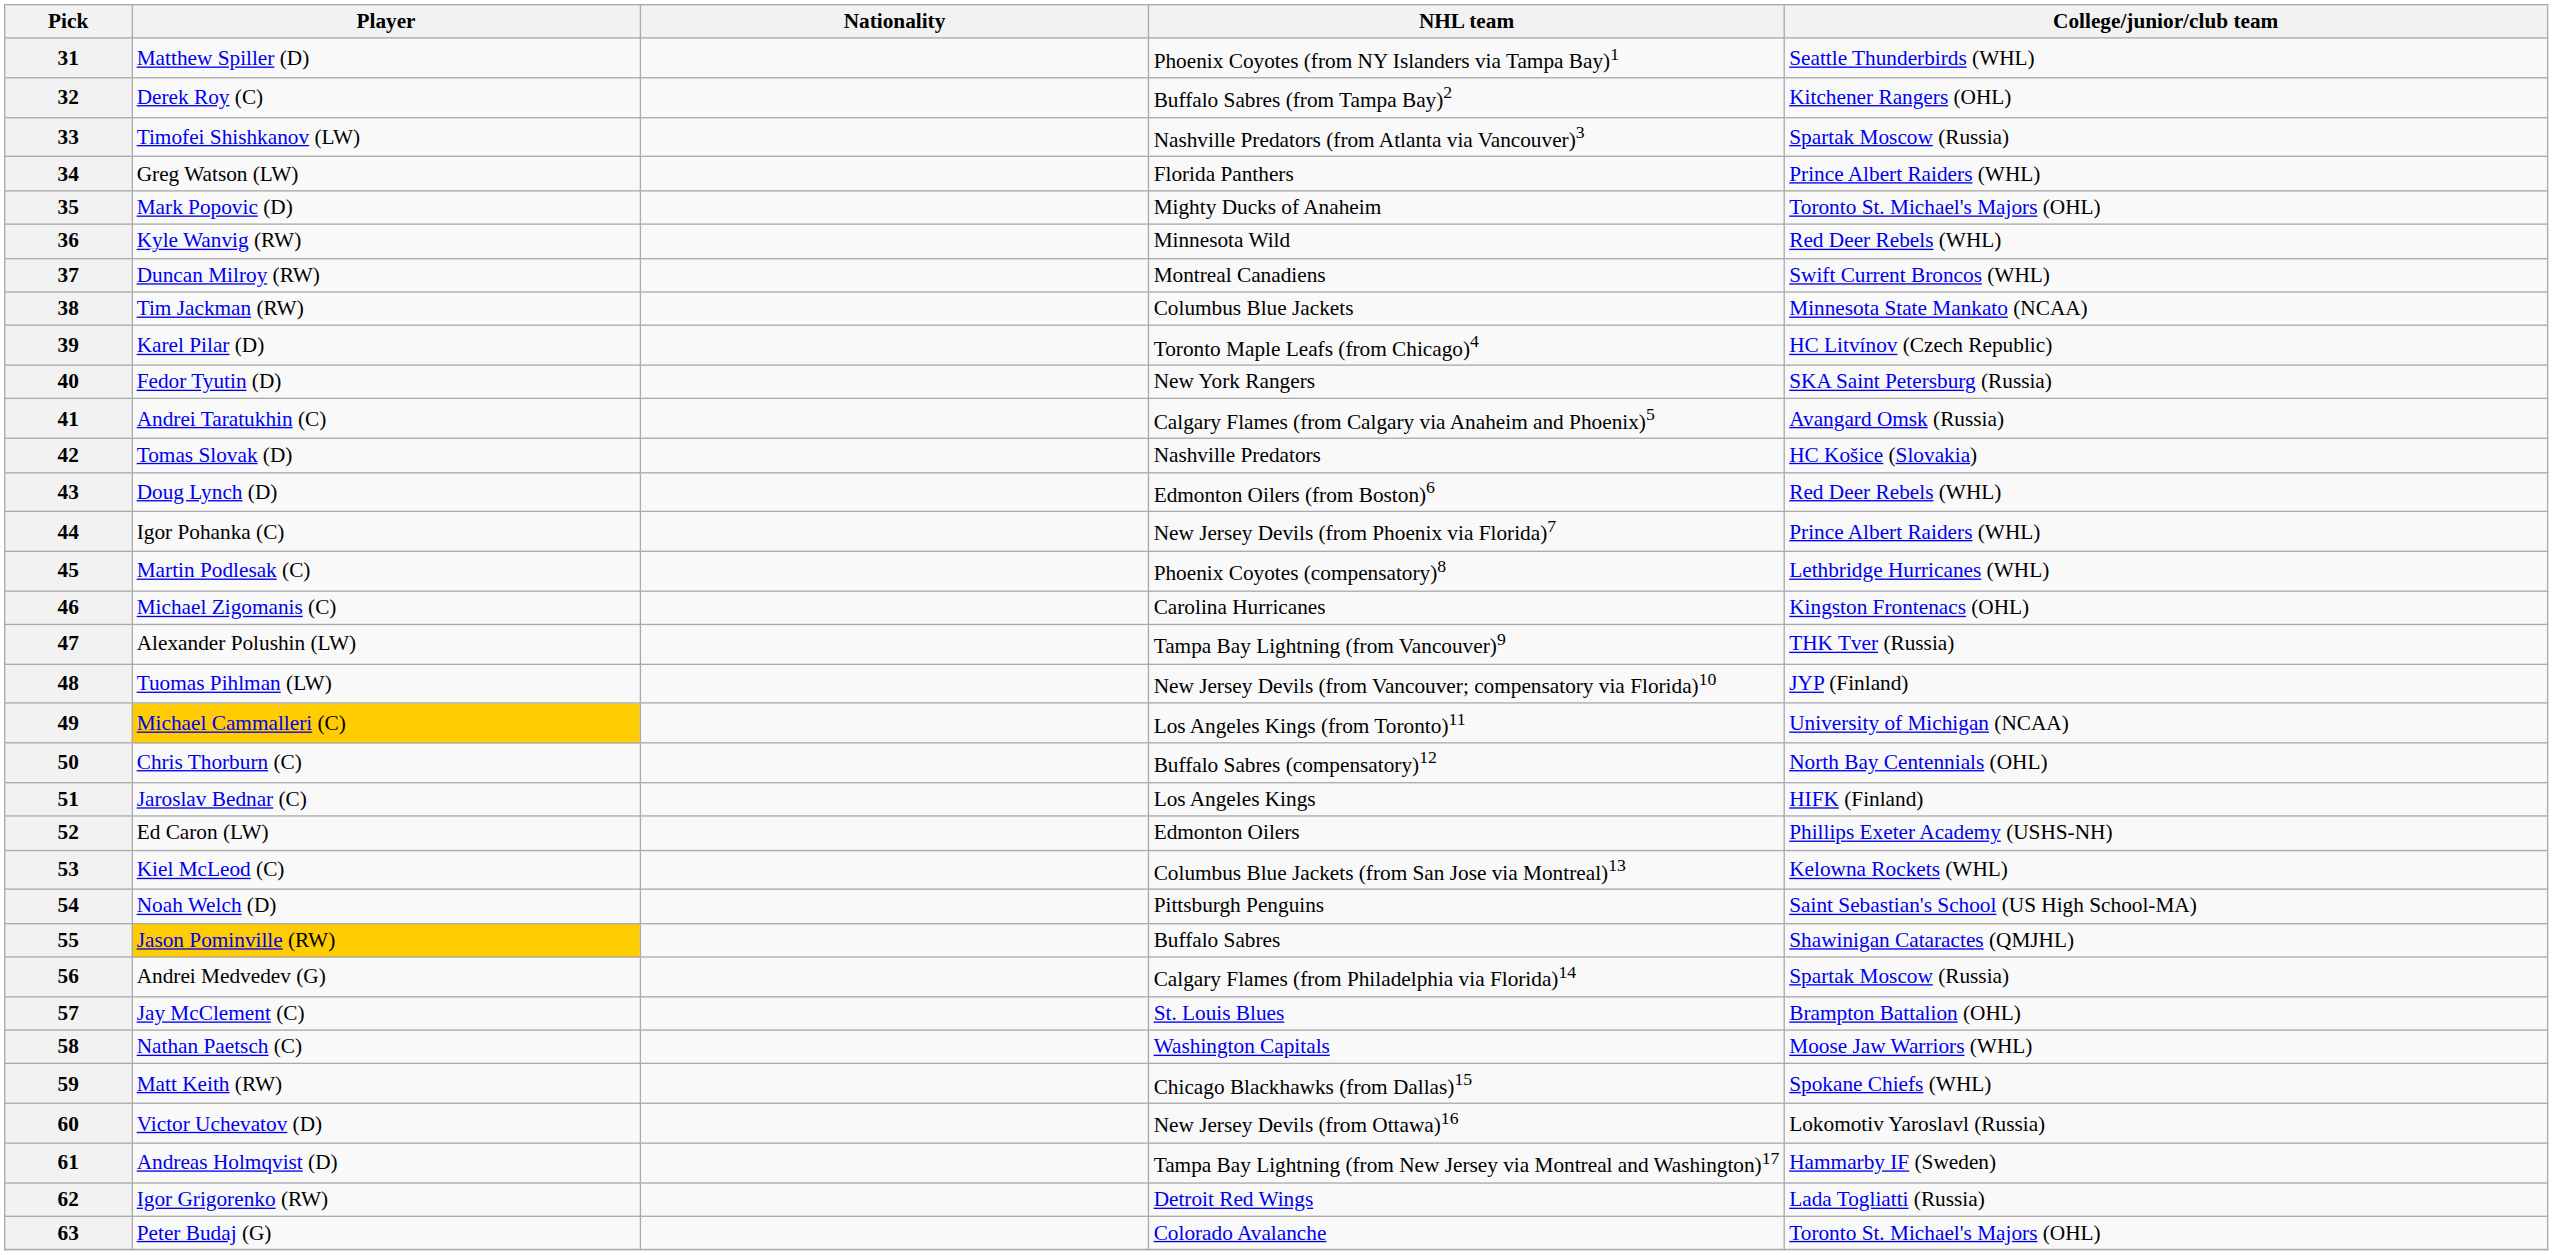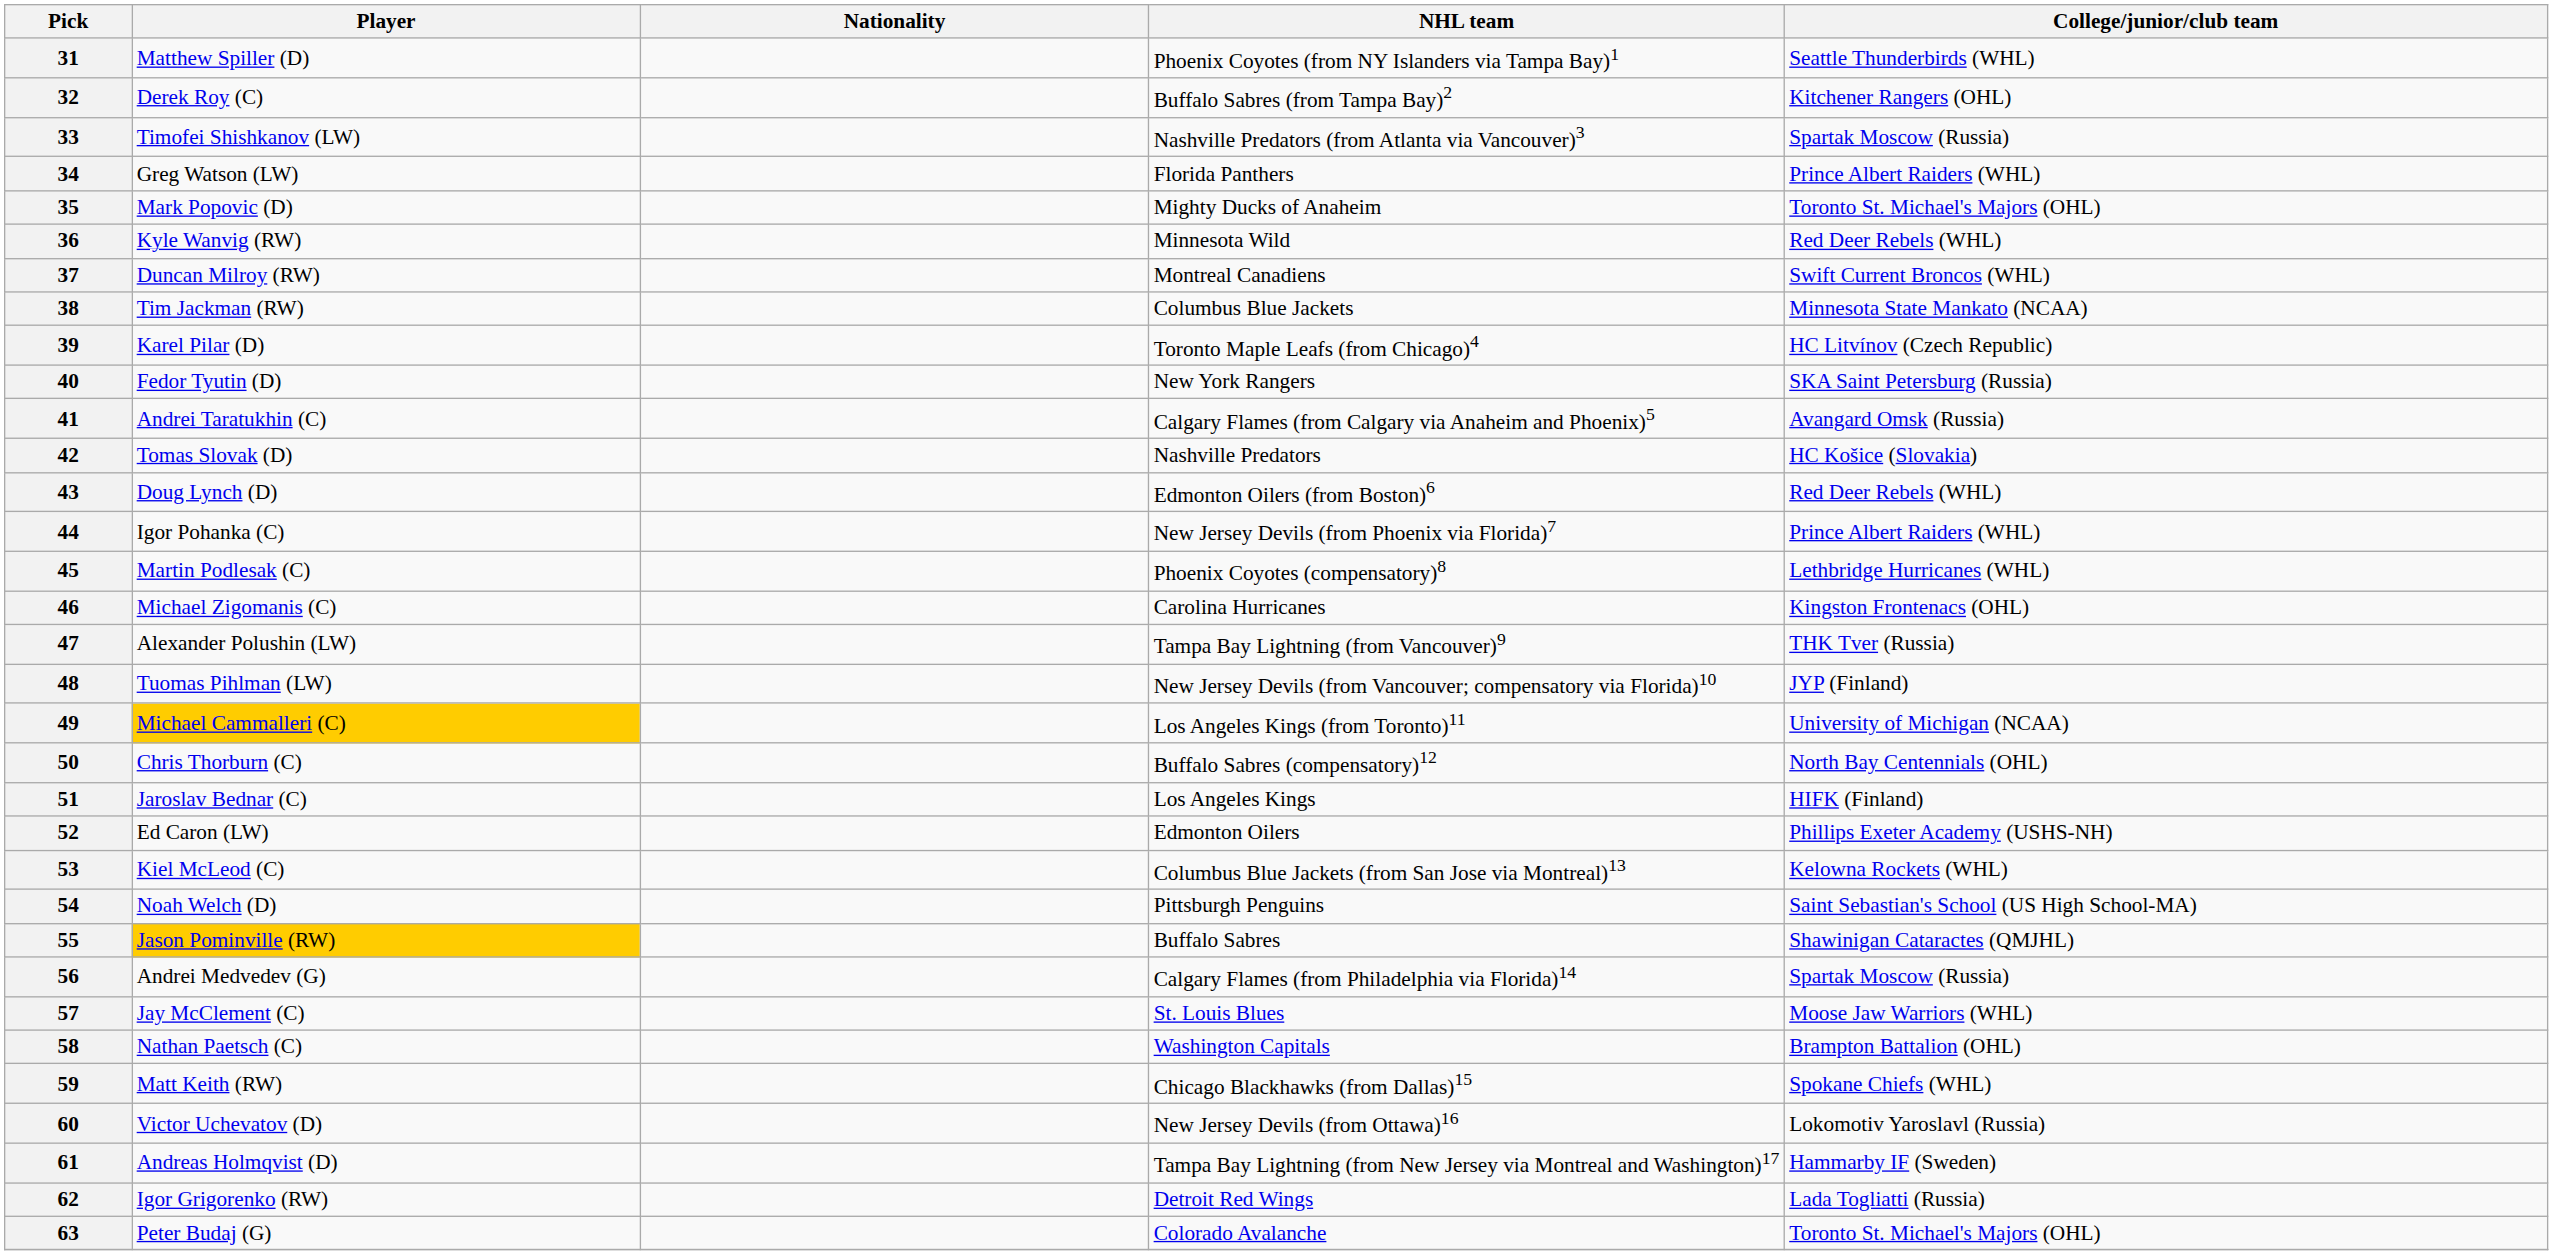(1905, 1013) Brampton Battalion (OHL) -> (1911, 1013) Moose Jaw Warriors (WHL)
(1911, 1046) Moose Jaw Warriors (WHL) -> (1905, 1046) Brampton Battalion (OHL)
